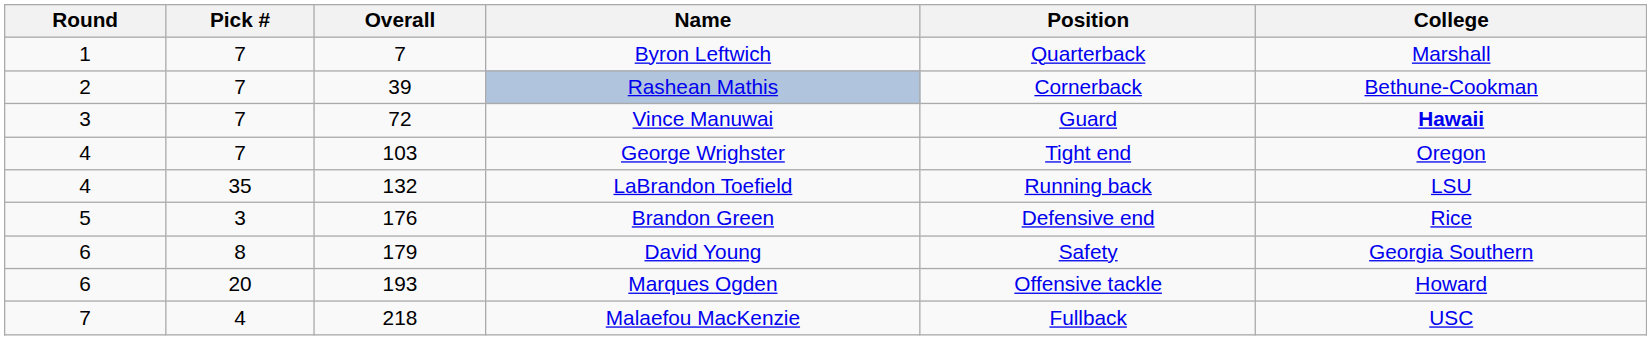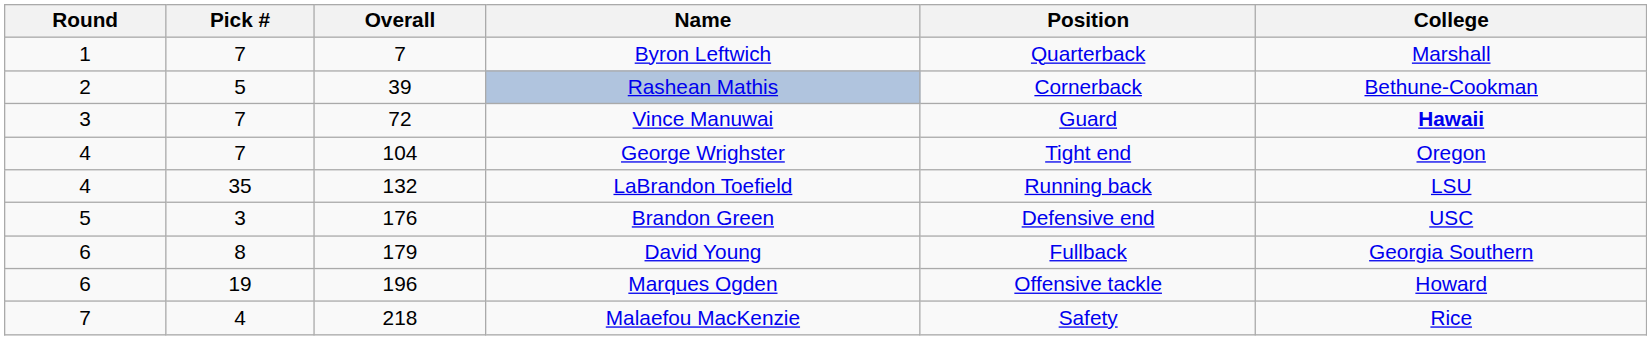(240, 86) 7 -> (240, 86) 5
(400, 152) 103 -> (400, 152) 104
(1451, 218) Rice -> (1451, 218) USC
(1088, 251) Safety -> (1088, 251) Fullback
(240, 284) 20 -> (240, 284) 19
(400, 284) 193 -> (400, 284) 196
(1088, 317) Fullback -> (1088, 317) Safety
(1451, 317) USC -> (1451, 317) Rice
